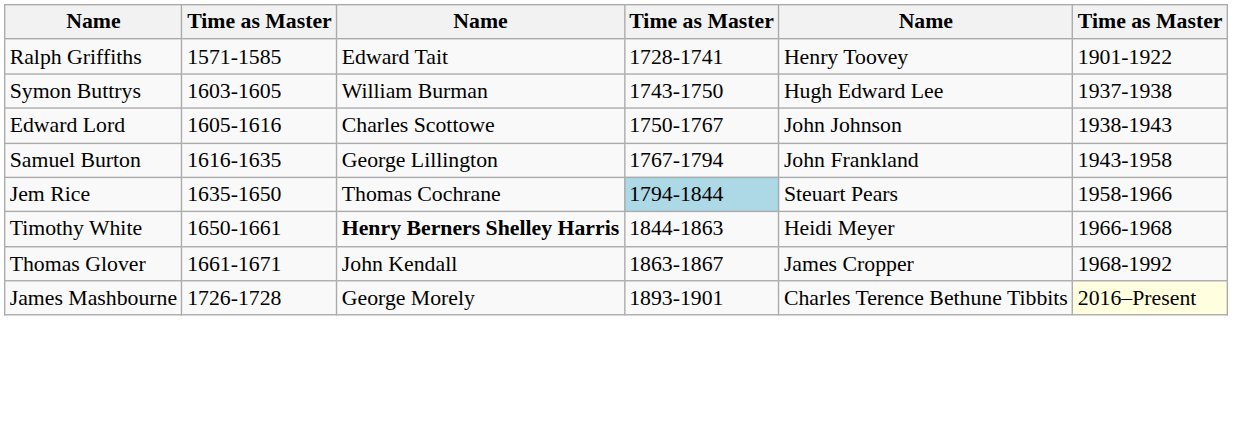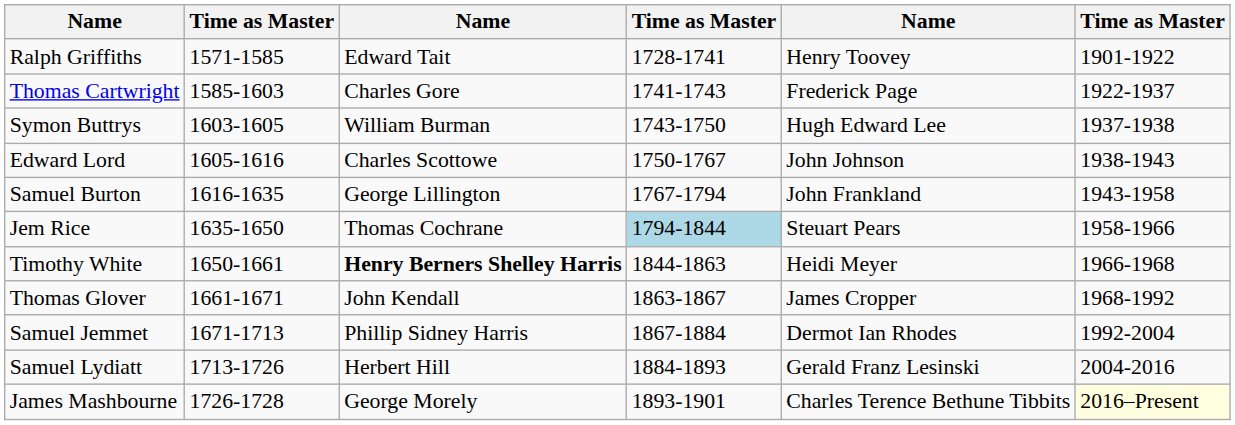+ row: (95, 90)
+ row: (79, 332)
+ row: (76, 366)
